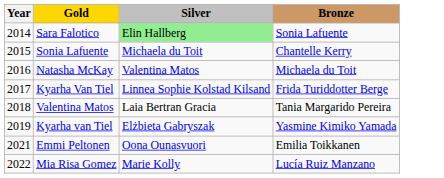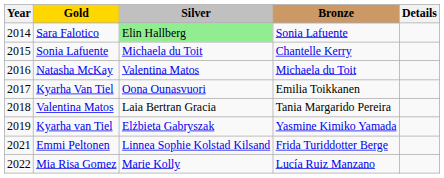+ column: (419, 13)
(196, 88) Linnea Sophie Kolstad Kilsand -> (164, 88) Oona Ounasvuori
(332, 88) Frida Turiddotter Berge -> (318, 88) Emilia Toikkanen
(164, 145) Oona Ounasvuori -> (196, 145) Linnea Sophie Kolstad Kilsand
(318, 145) Emilia Toikkanen -> (332, 145) Frida Turiddotter Berge
